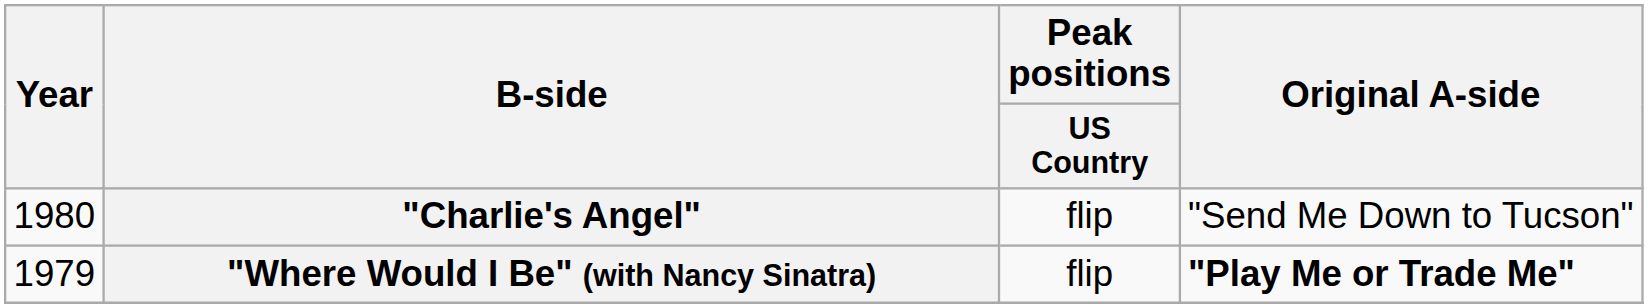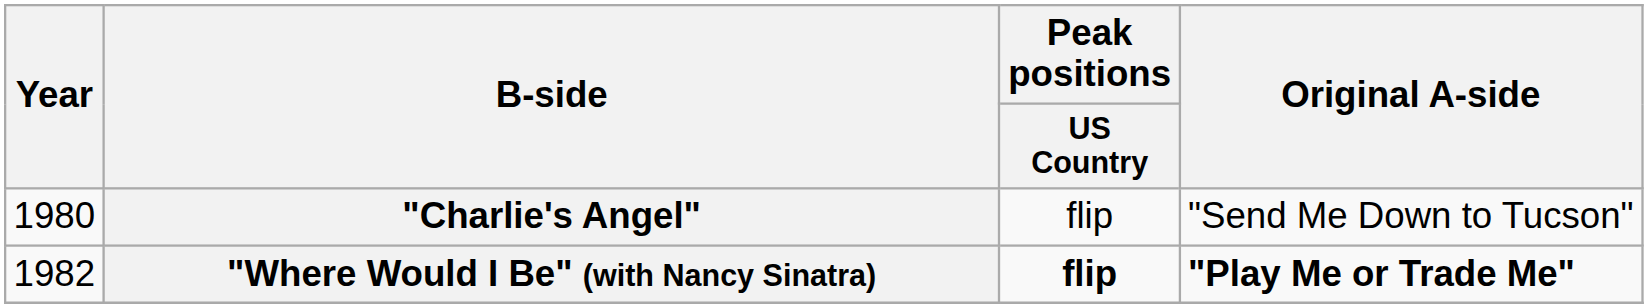(54, 274) 1979 -> (54, 274) 1982
(1090, 274) normal -> (1090, 274) bold
